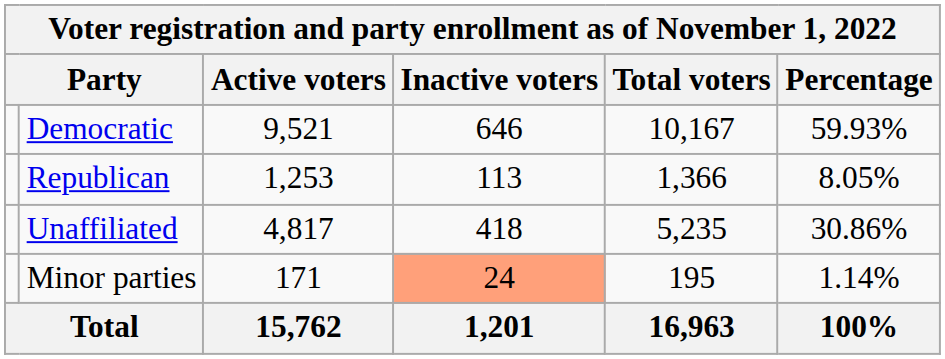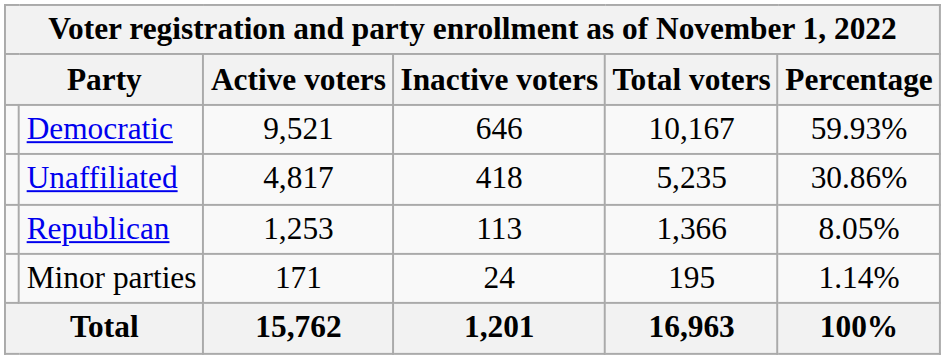rows swapped: (98, 178) <-> (102, 228)
(499, 278) lightsalmon background -> (499, 278) no background
